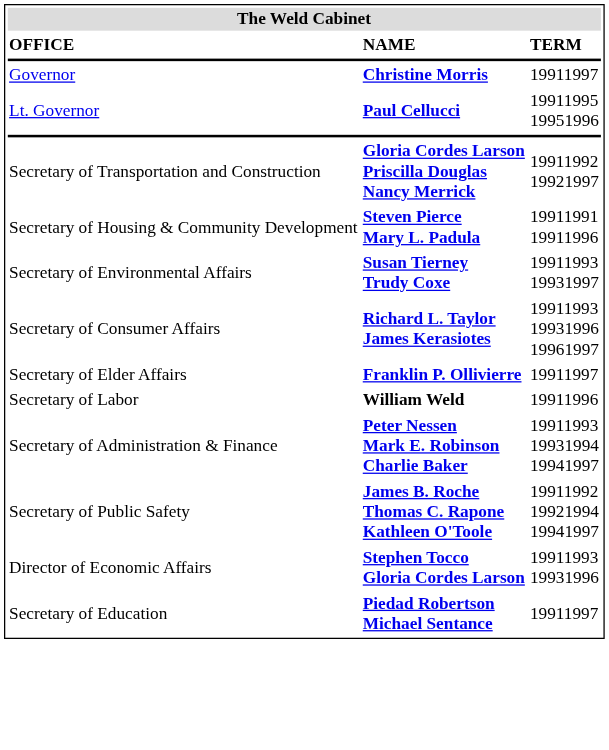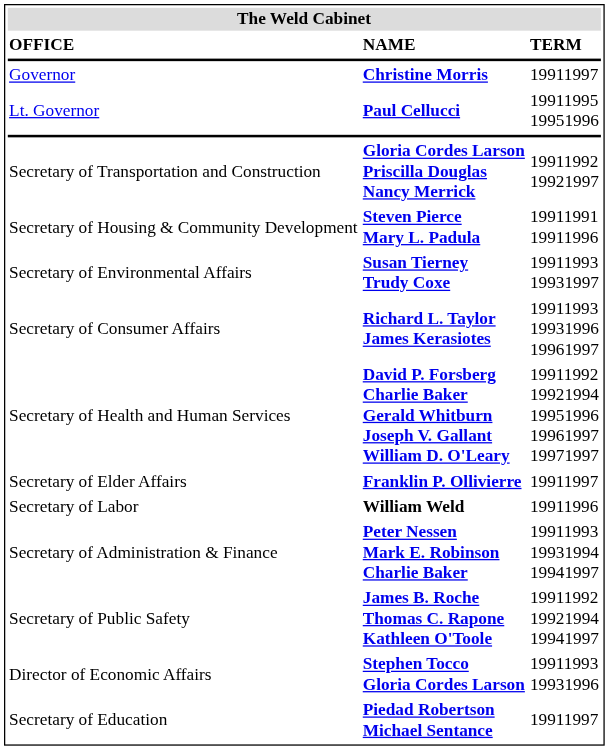+ row: (150, 415)
